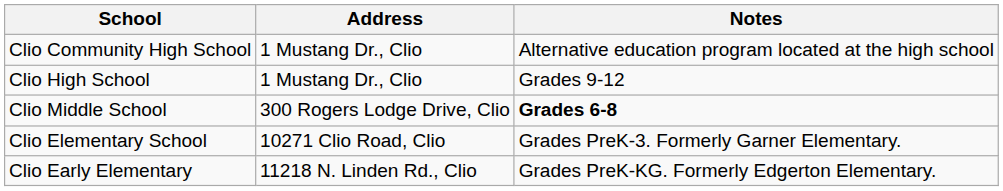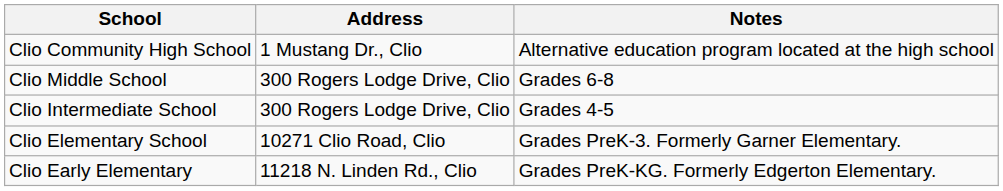- row: (79, 79)
(568, 110) bold -> (566, 79) normal
+ row: (113, 110)
